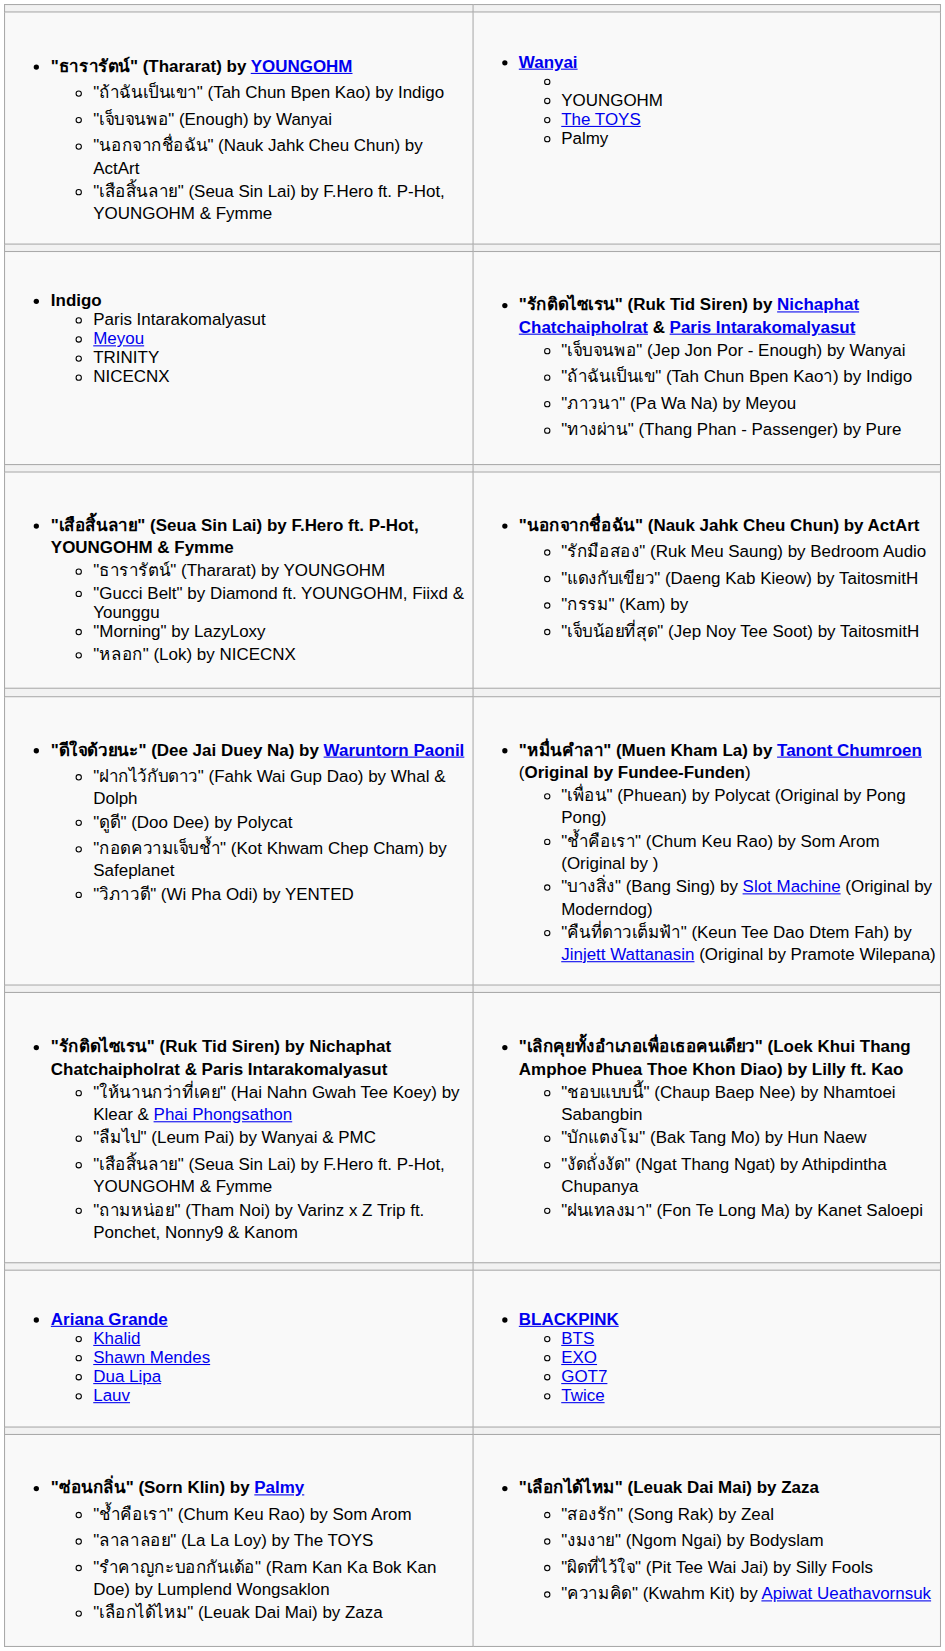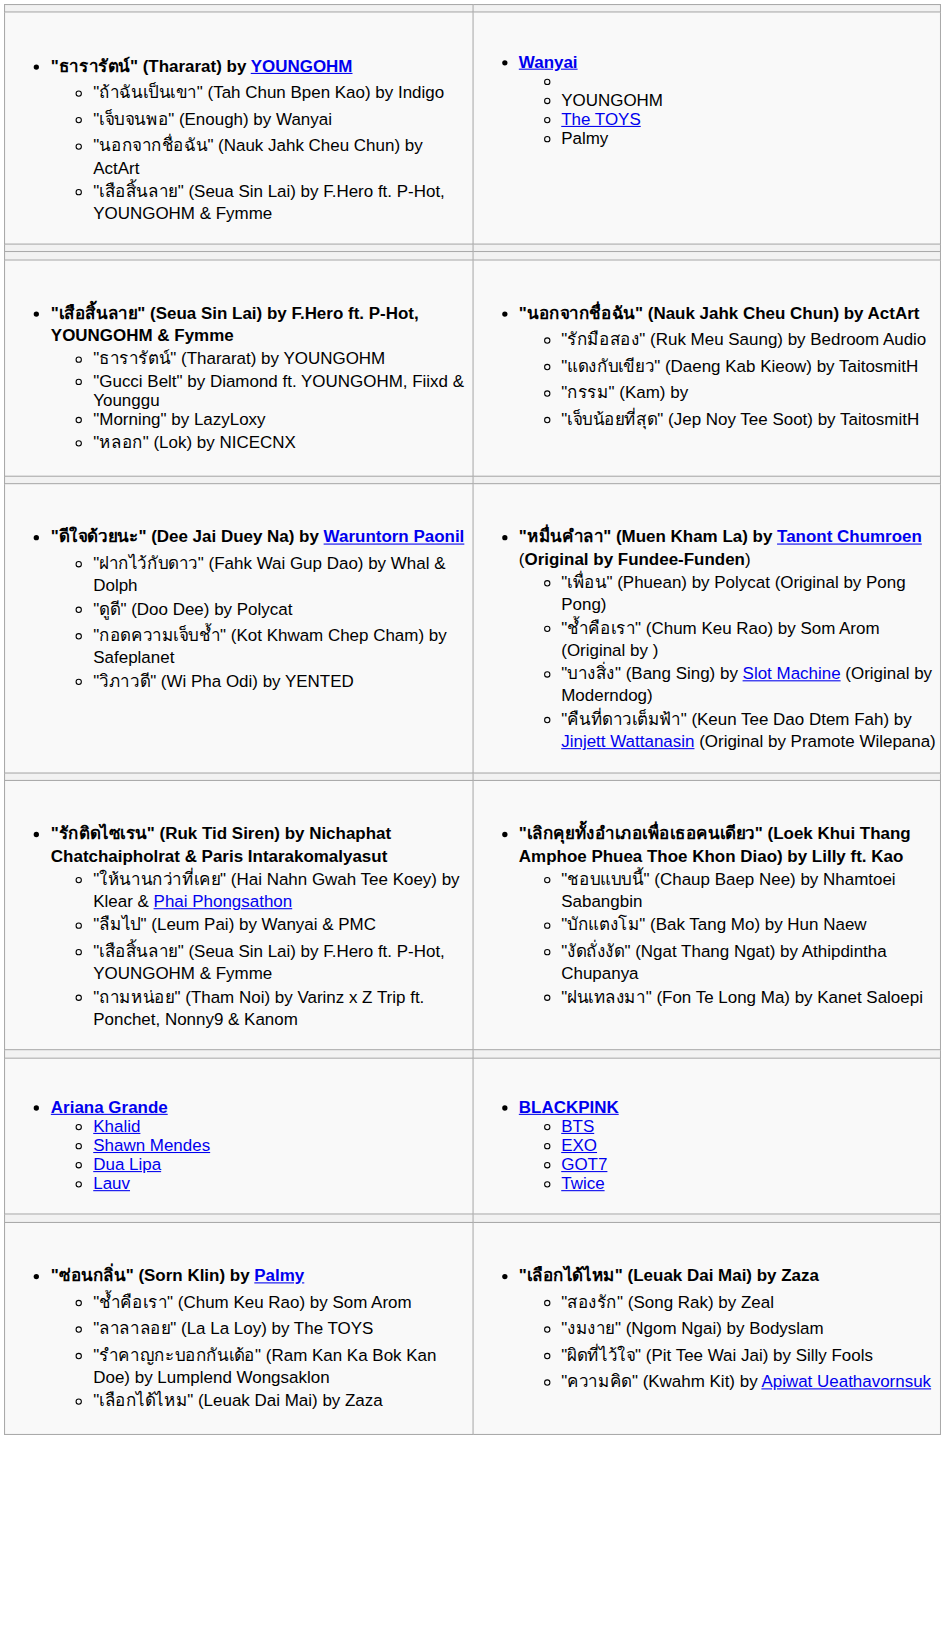- row: (239, 339)
